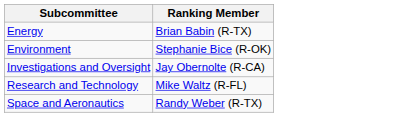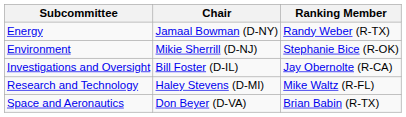+ column: (217, 13)
(204, 31) Brian Babin (R-TX) -> (337, 31) Randy Weber (R-TX)
(209, 103) Randy Weber (R-TX) -> (331, 103) Brian Babin (R-TX)
